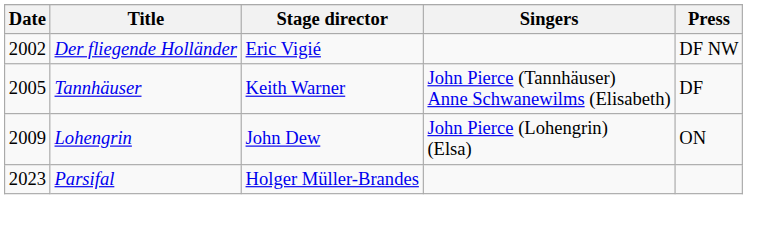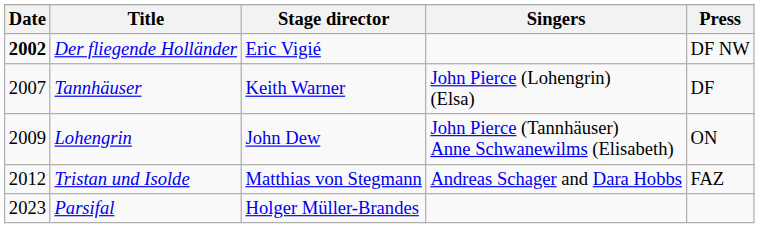(27, 48) normal -> (27, 48) bold
(27, 88) 2005 -> (27, 88) 2007
(549, 88) John Pierce (Tannhäuser) Anne Schwanewilms (Elisabeth) -> (521, 88) John Pierce (Lohengrin) (Elsa)
(518, 138) John Pierce (Lohengrin) (Elsa) -> (552, 138) John Pierce (Tannhäuser) Anne Schwanewilms (Elisabeth)
+ row: (122, 178)
